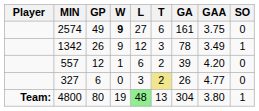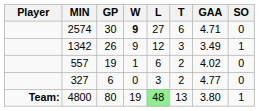- column: (185, 13)
(98, 30) 49 -> (110, 30) 30
(214, 30) 3.75 -> (210, 30) 4.71
(98, 64) 12 -> (110, 64) 19
(214, 64) 4.20 -> (210, 64) 4.02
(161, 81) khaki background -> (181, 81) no background
